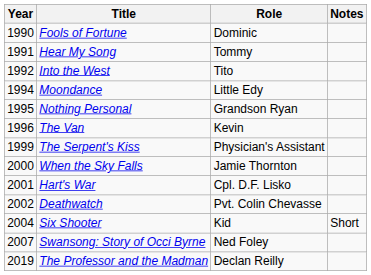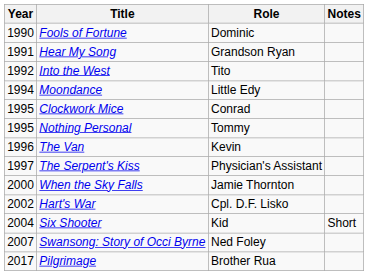(233, 52) Tommy -> (253, 52) Grandson Ryan
+ row: (81, 109)
(256, 109) Grandson Ryan -> (230, 128) Tommy
(20, 147) 1999 -> (20, 166) 1997
(20, 185) 2001 -> (20, 204) 2002
- row: (71, 204)
+ row: (68, 261)
- row: (124, 261)
